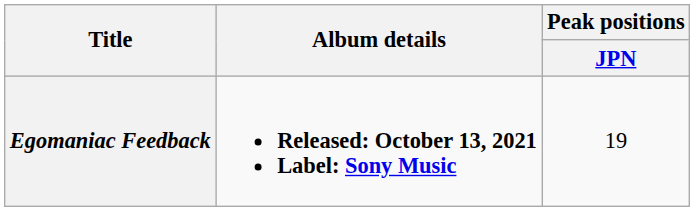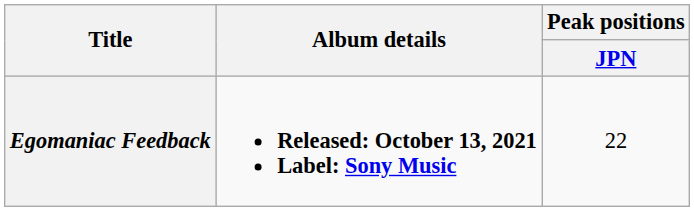(616, 140) 19 -> (616, 140) 22
